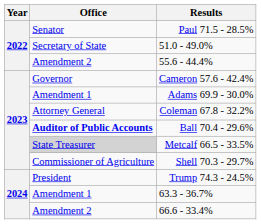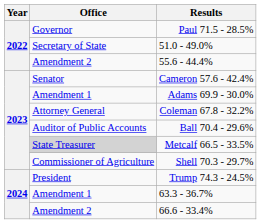(48, 29) Senator -> (52, 29) Governor
(52, 78) Governor -> (48, 78) Senator
(92, 128) bold -> (89, 128) normal
